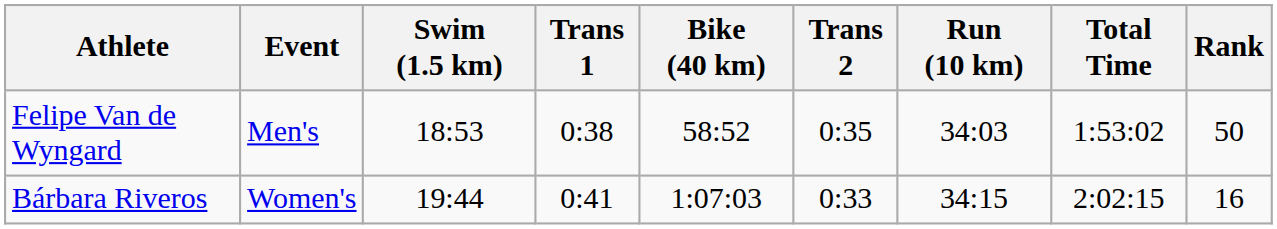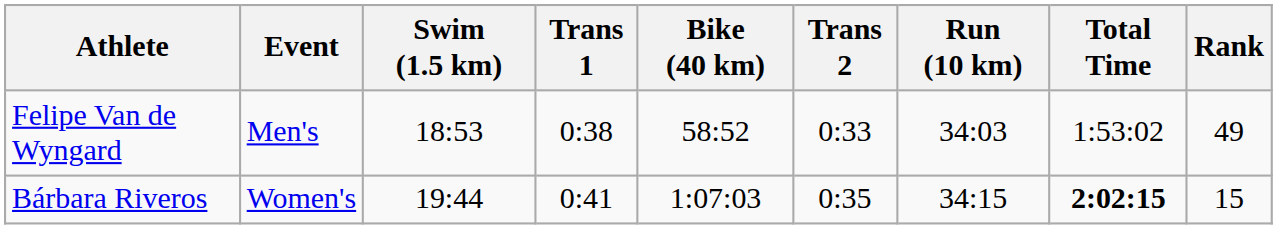(846, 132) 0:35 -> (845, 132) 0:33
(1229, 132) 50 -> (1229, 132) 49
(846, 199) 0:33 -> (845, 199) 0:35
(1119, 199) normal -> (1118, 199) bold
(1229, 199) 16 -> (1229, 199) 15
